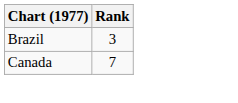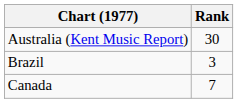+ row: (98, 39)
